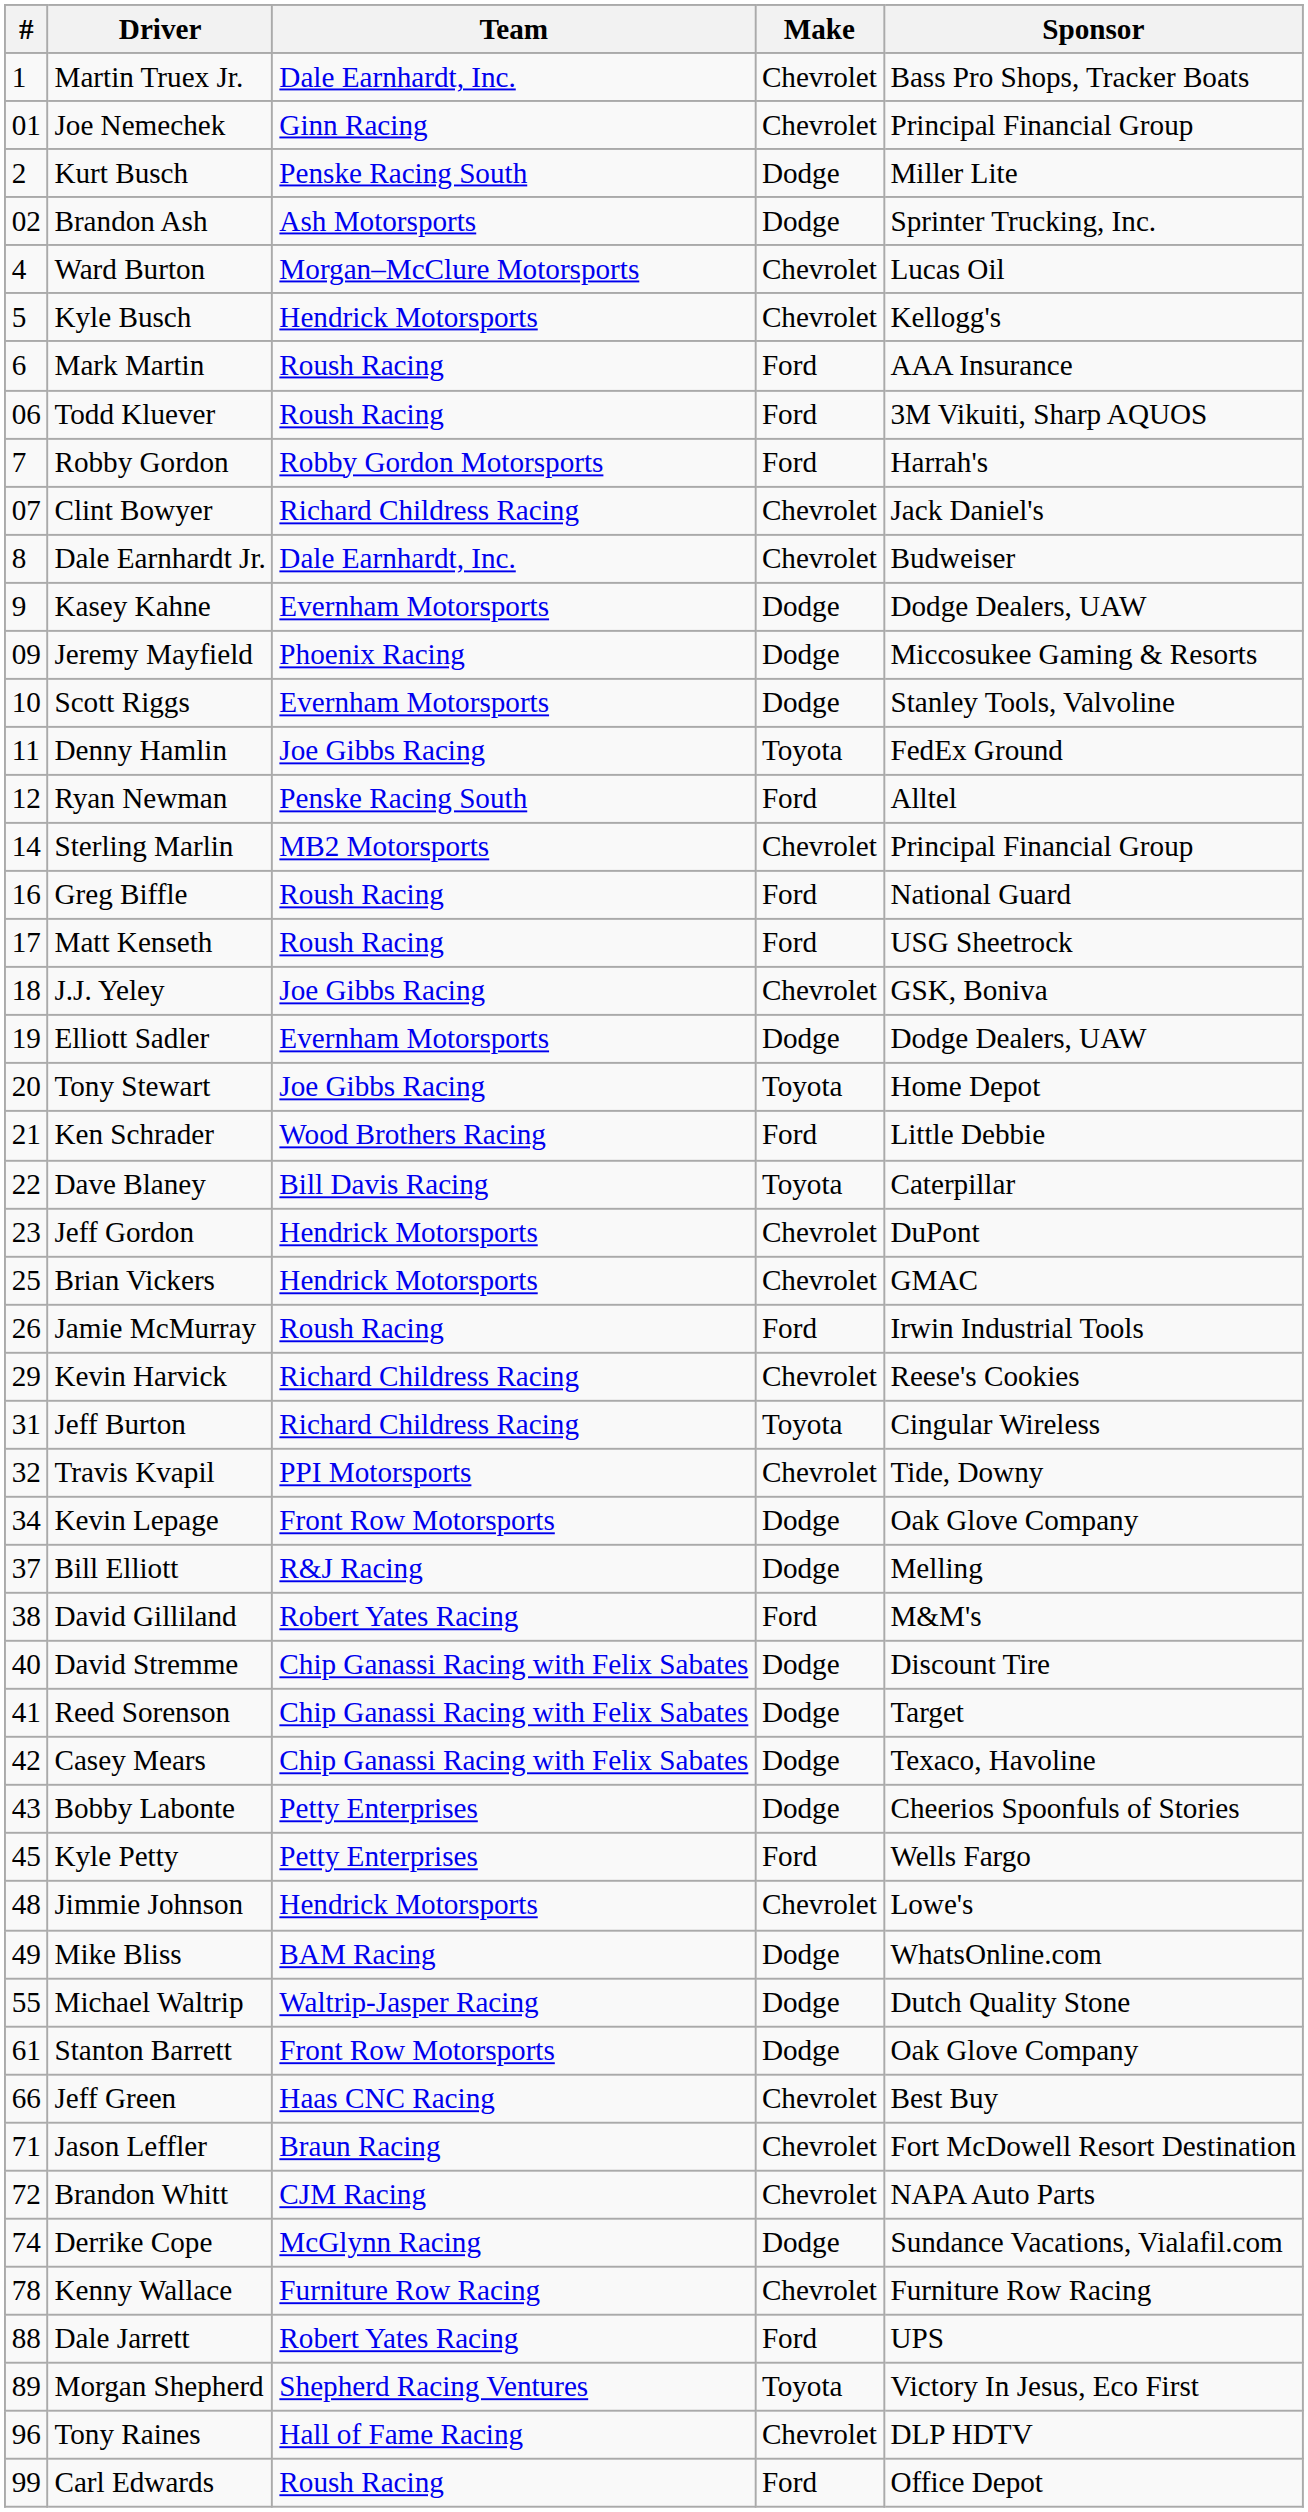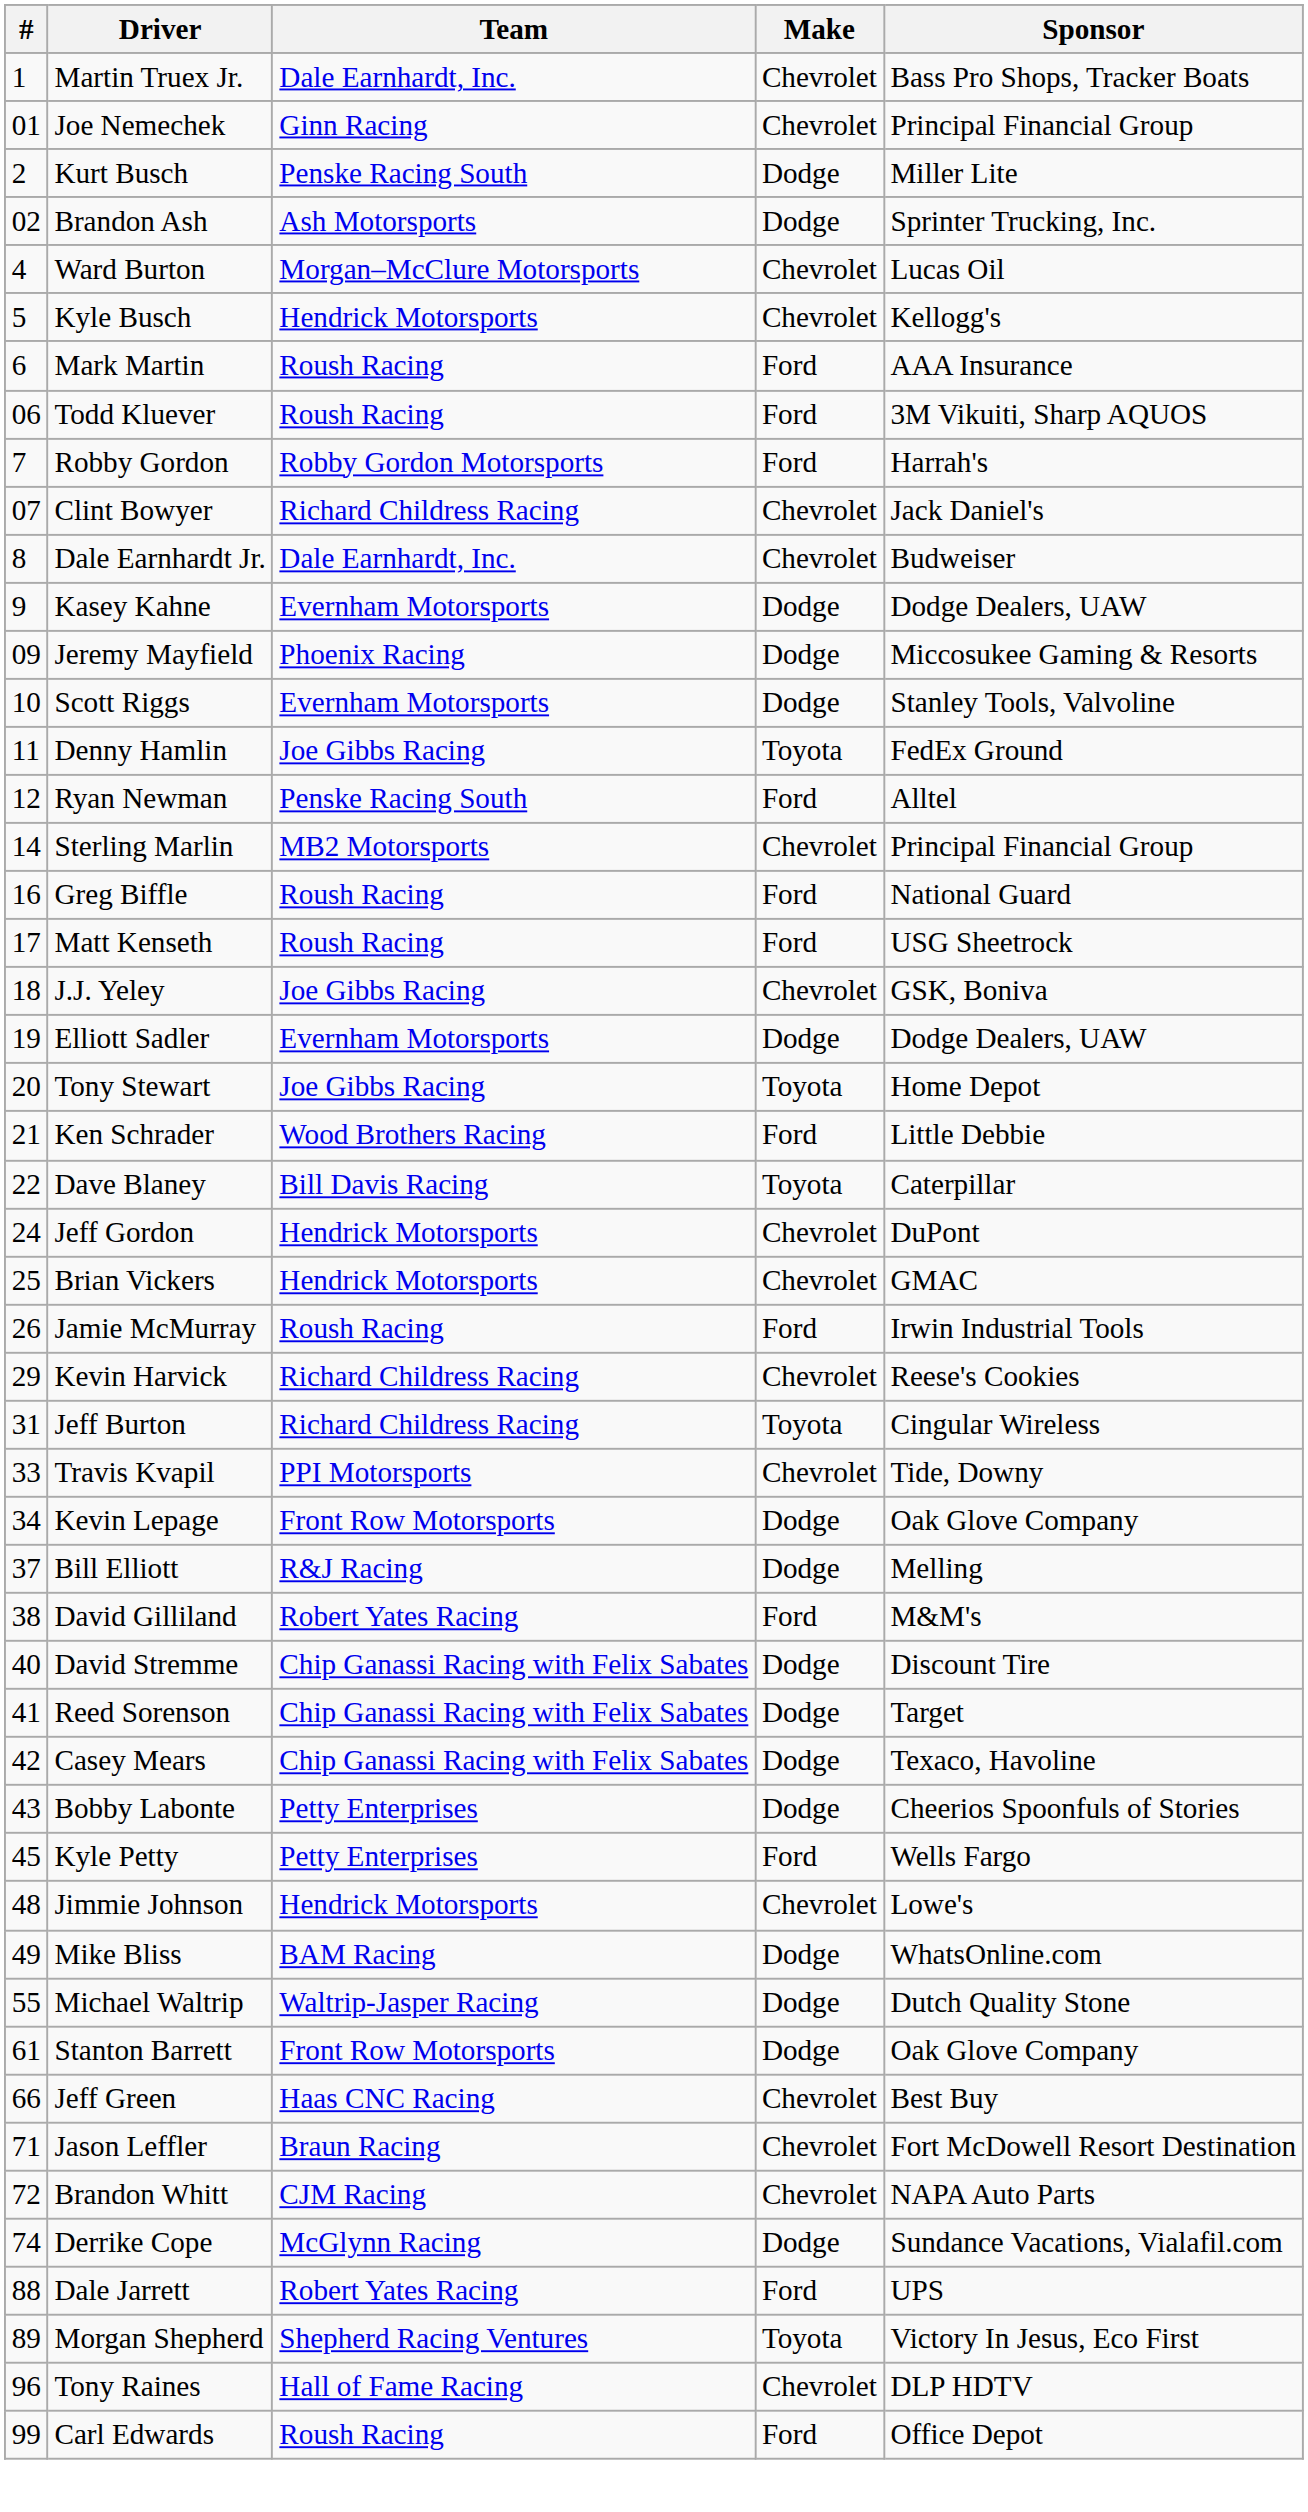(26, 1231) 23 -> (26, 1231) 24
(26, 1472) 32 -> (26, 1472) 33
- row: (143, 2290)
